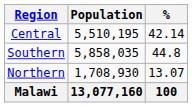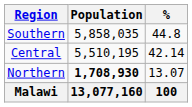rows swapped: (36, 53) <-> (36, 34)
(107, 73) normal -> (107, 73) bold
